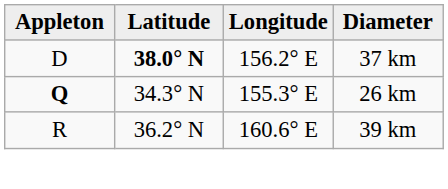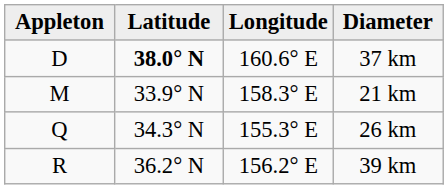(278, 58) 156.2° E -> (278, 58) 160.6° E
+ row: (388, 93)
(59, 93) bold -> (59, 129) normal
(278, 129) 160.6° E -> (278, 165) 156.2° E
